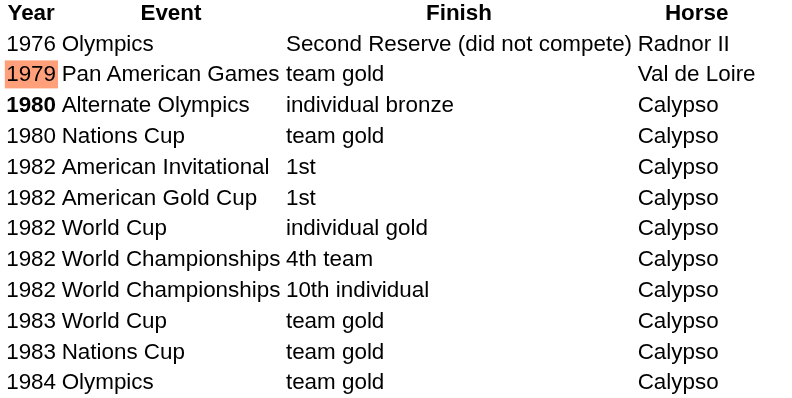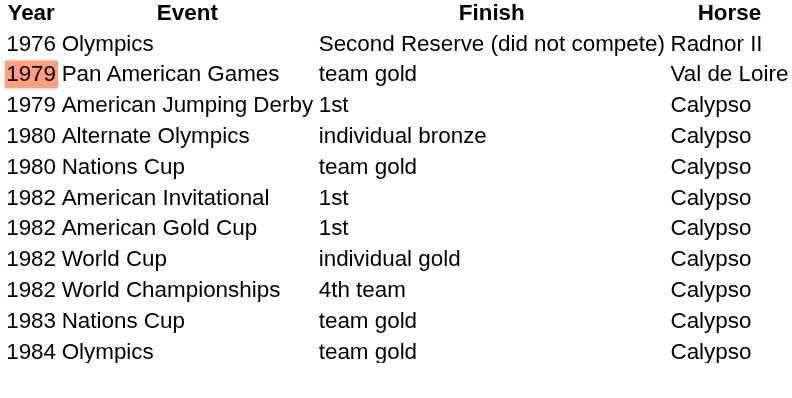+ row: (187, 104)
(31, 104) bold -> (31, 135) normal
- row: (171, 289)
- row: (114, 320)
